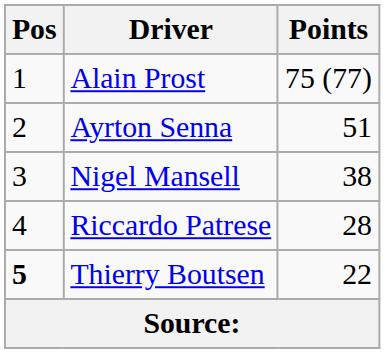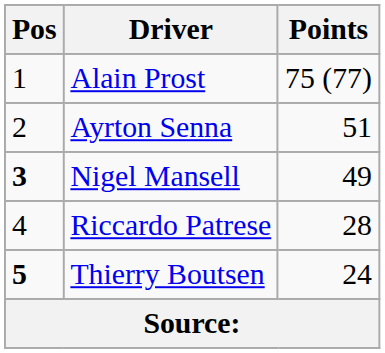(19, 176) normal -> (19, 176) bold
(357, 176) 38 -> (357, 176) 49
(357, 274) 22 -> (357, 274) 24
